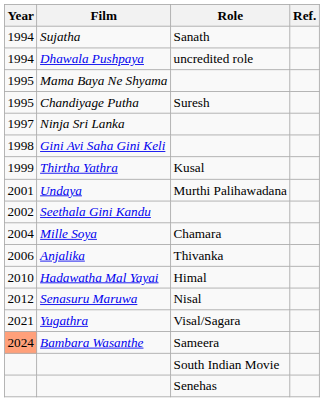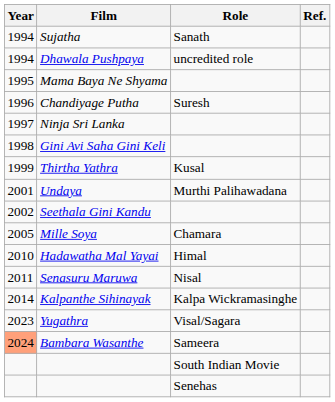(21, 102) 1995 -> (21, 102) 1996
(21, 233) 2004 -> (21, 233) 2005
- row: (62, 255)
(21, 299) 2012 -> (20, 277) 2011
+ row: (95, 299)
(21, 320) 2021 -> (21, 320) 2023
